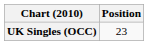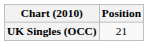(121, 31) 23 -> (121, 31) 21
